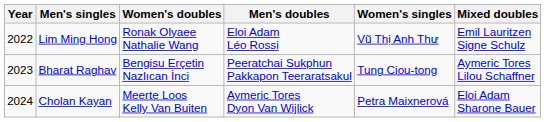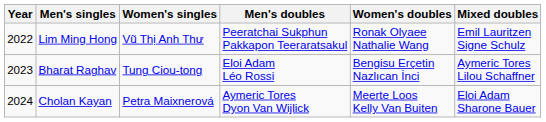columns swapped: (405, 14) <-> (172, 14)
(253, 39) Eloi Adam Léo Rossi -> (285, 39) Peeratchai Sukphun Pakkapon Teeraratsakul
(289, 70) Peeratchai Sukphun Pakkapon Teeraratsakul -> (249, 70) Eloi Adam Léo Rossi
